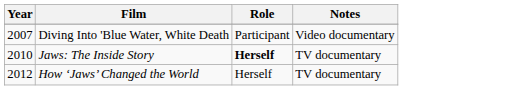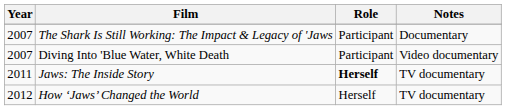+ row: (186, 34)
(20, 54) 2010 -> (20, 74) 2011
